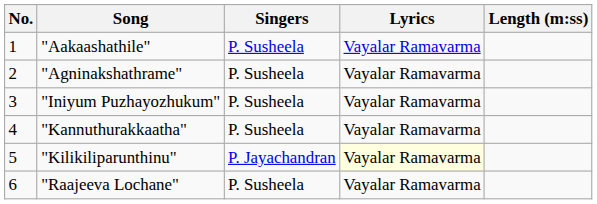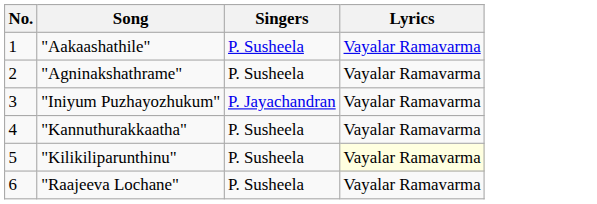- column: (538, 18)
(266, 102) P. Susheela -> (282, 102) P. Jayachandran
(282, 157) P. Jayachandran -> (266, 157) P. Susheela
